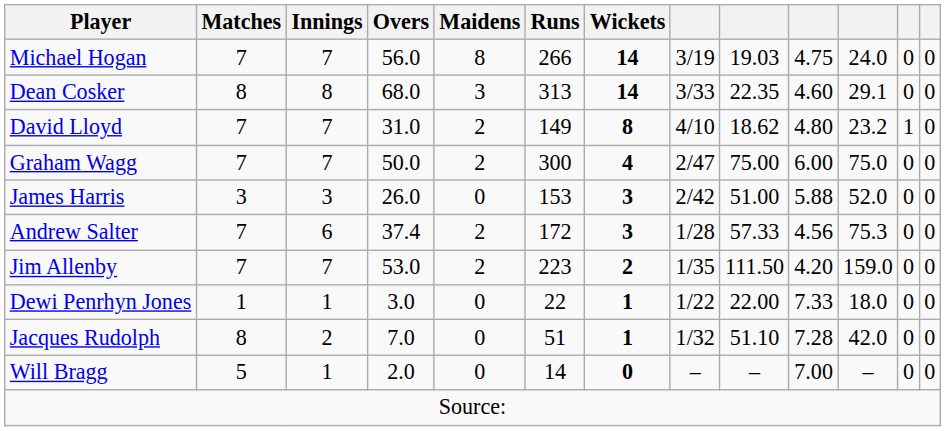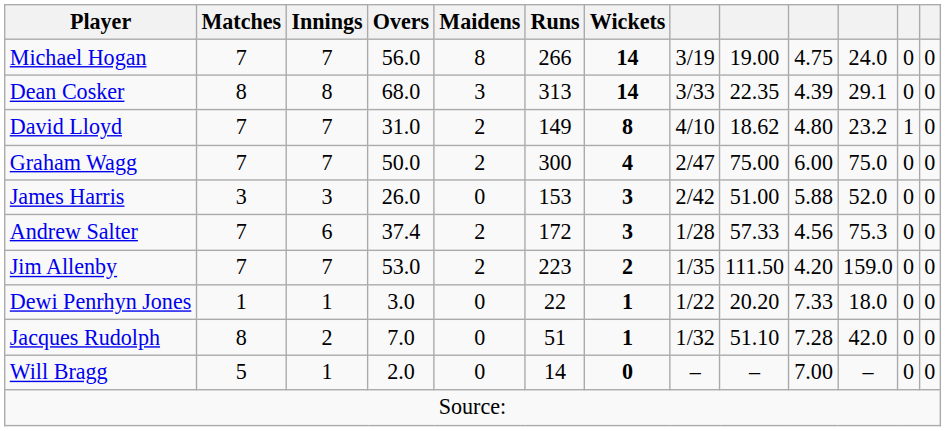(755, 57) 19.03 -> (755, 57) 19.00
(814, 92) 4.60 -> (814, 92) 4.39
(755, 302) 22.00 -> (755, 302) 20.20
